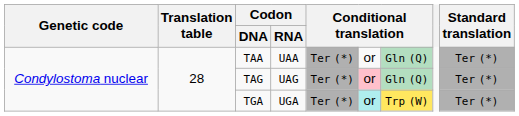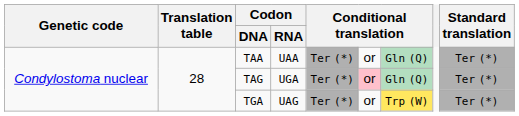(289, 79) UAG -> (289, 79) UGA
(289, 101) UGA -> (289, 101) UAG
(370, 100) paleturquoise background -> (370, 100) no background
